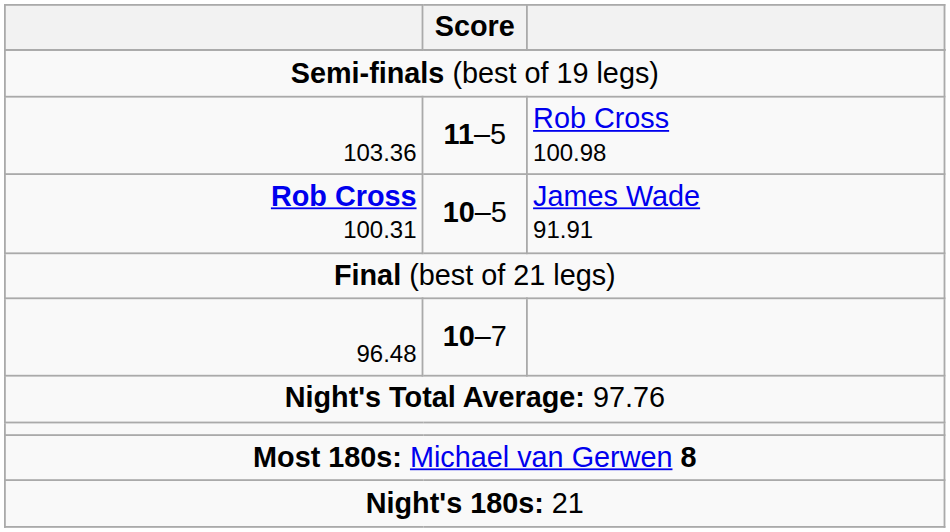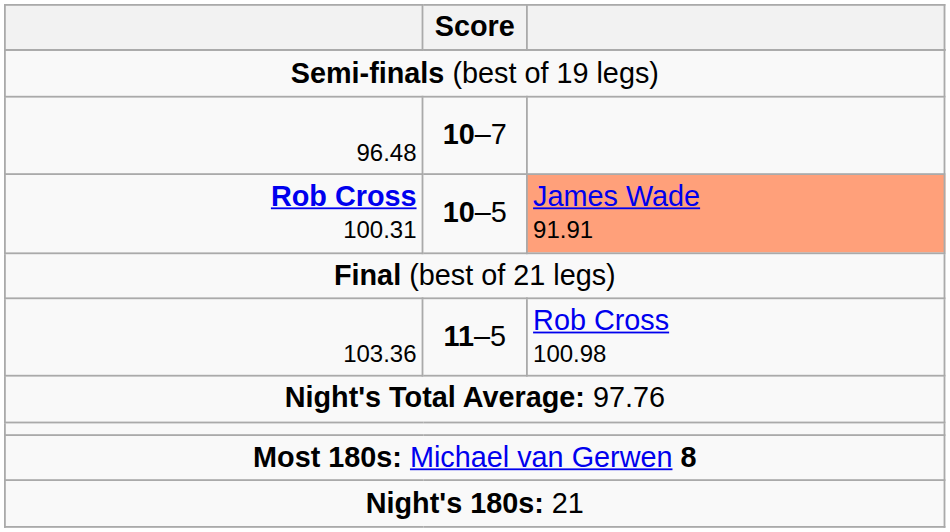rows swapped: (387, 354) <-> (380, 152)
(617, 212) no background -> (617, 212) lightsalmon background
